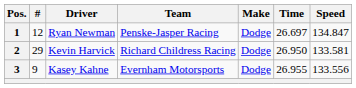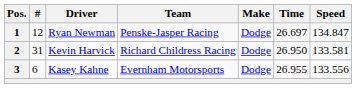(37, 51) 29 -> (37, 51) 31
(35, 69) 9 -> (35, 69) 6
